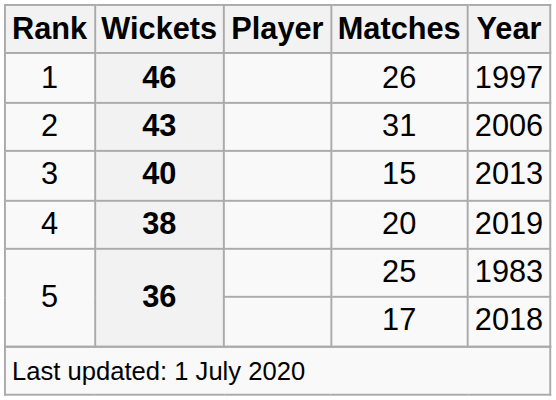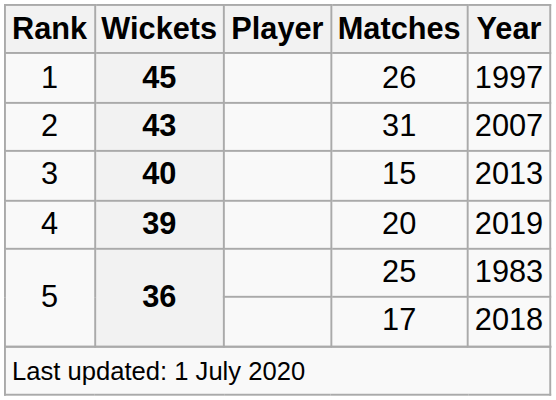(159, 77) 46 -> (159, 77) 45
(509, 126) 2006 -> (509, 126) 2007
(159, 223) 38 -> (159, 223) 39
